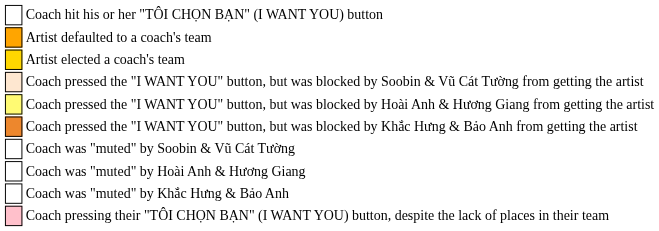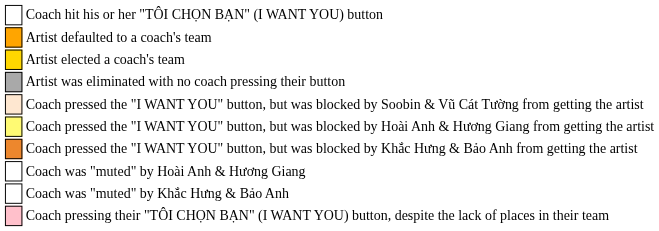+ row: (185, 82)
- row: (160, 149)
